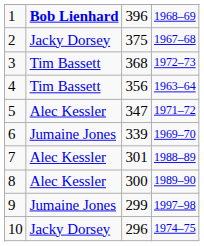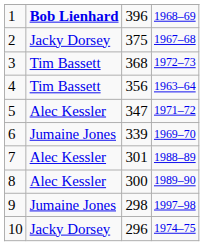(137, 205) 299 -> (137, 205) 298
